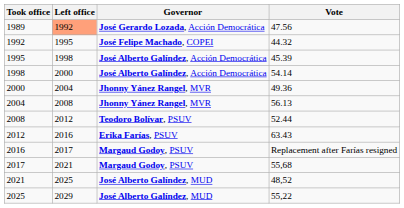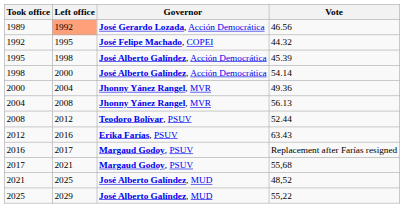(281, 27) 47.56 -> (281, 27) 46.56
